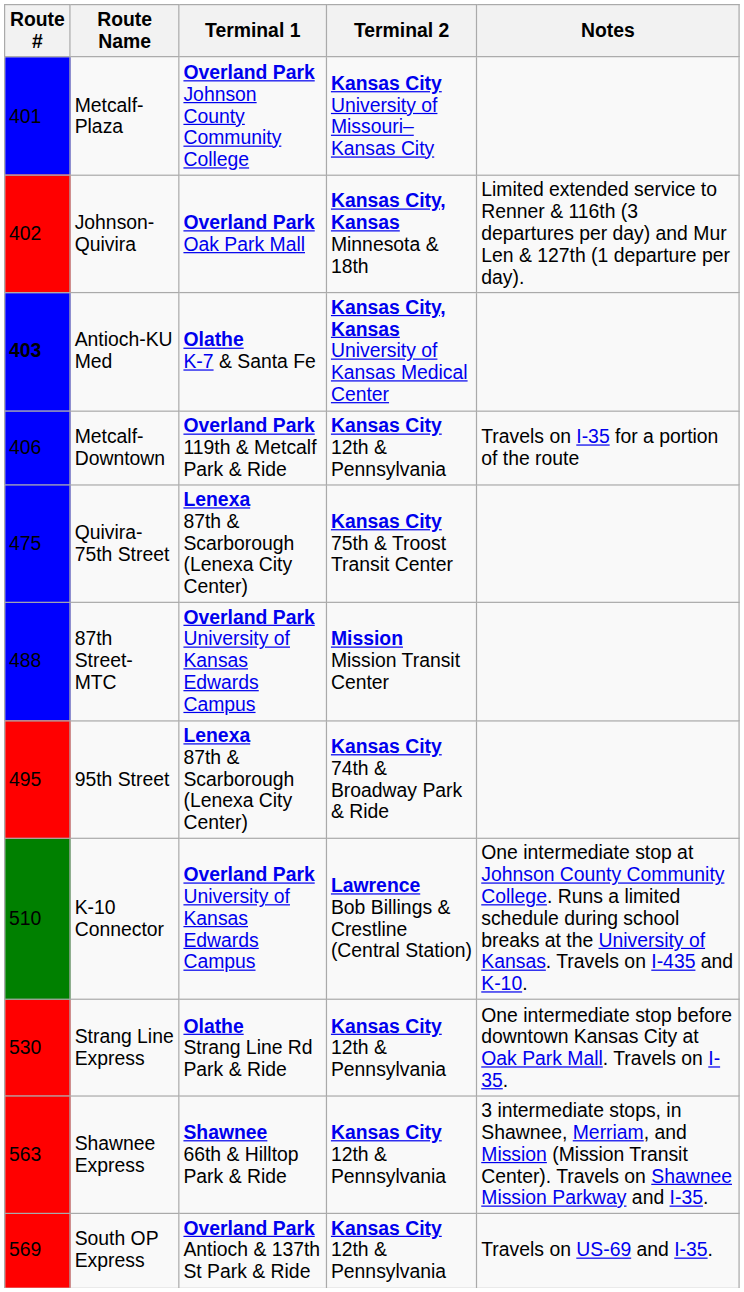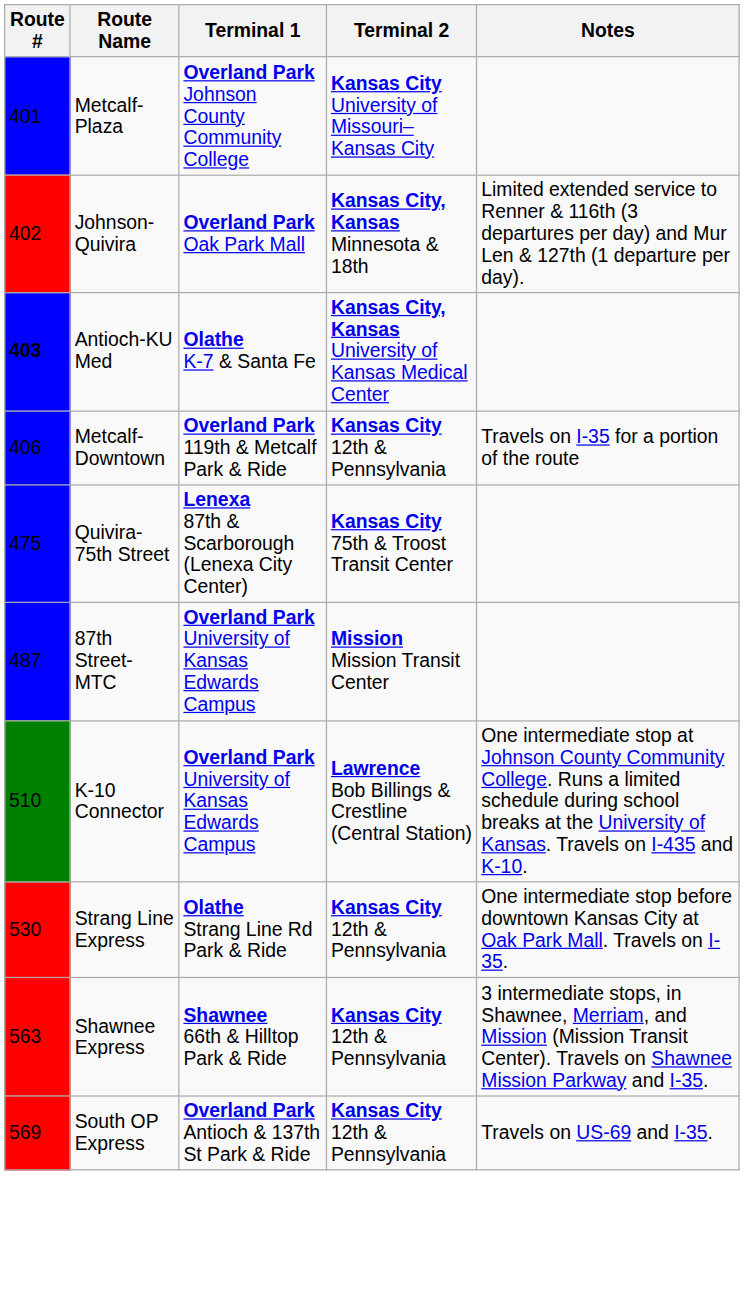(25, 661) 488 -> (25, 661) 487
- row: (122, 779)
